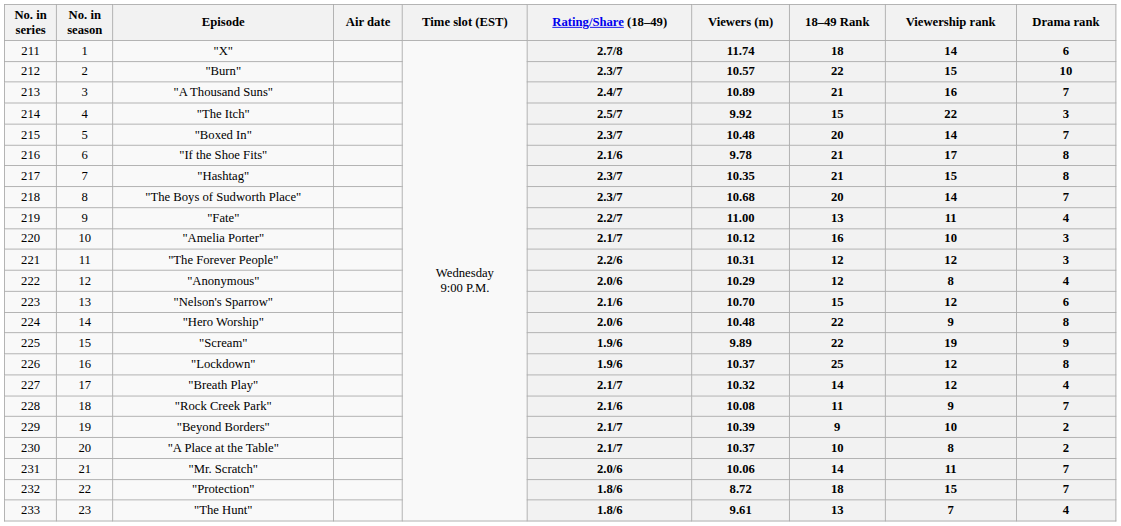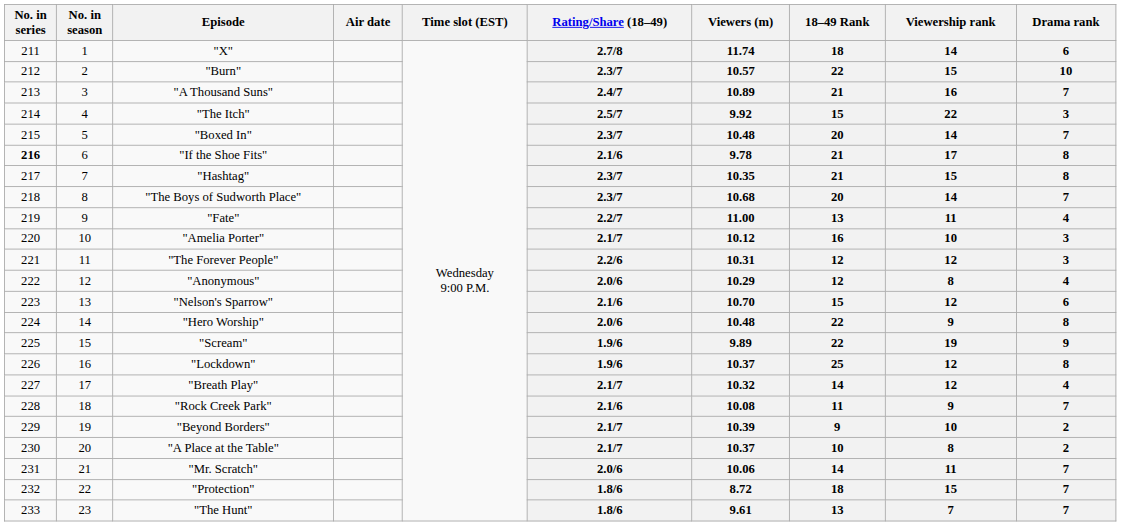(31, 155) normal -> (31, 155) bold
(1066, 511) 4 -> (1066, 511) 7
